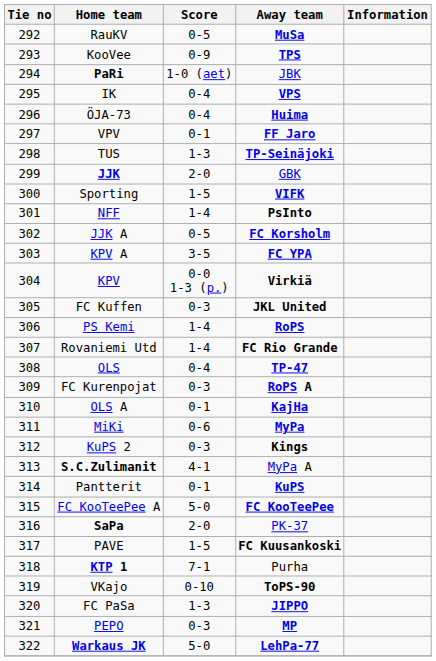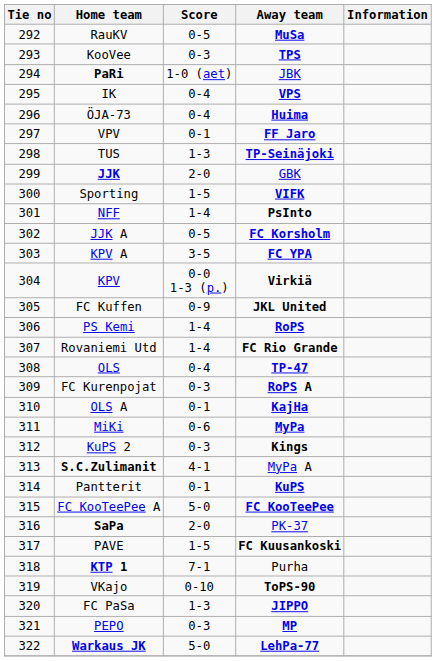(199, 54) 0-9 -> (199, 54) 0-3
(199, 307) 0-3 -> (199, 307) 0-9
